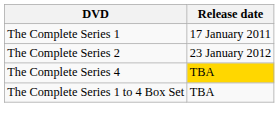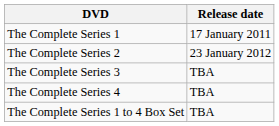+ row: (64, 72)
(202, 72) gold background -> (202, 92) no background
